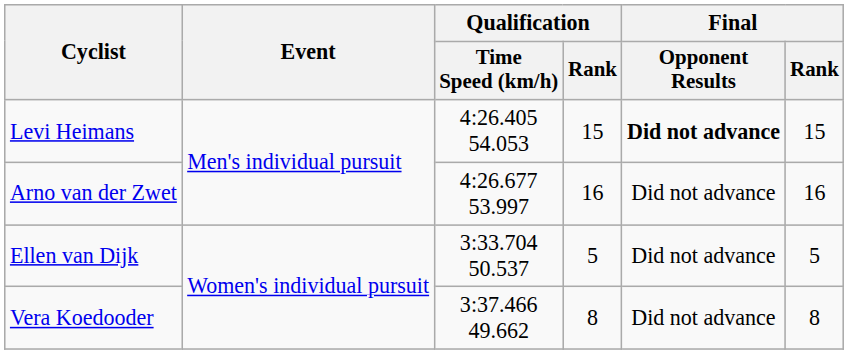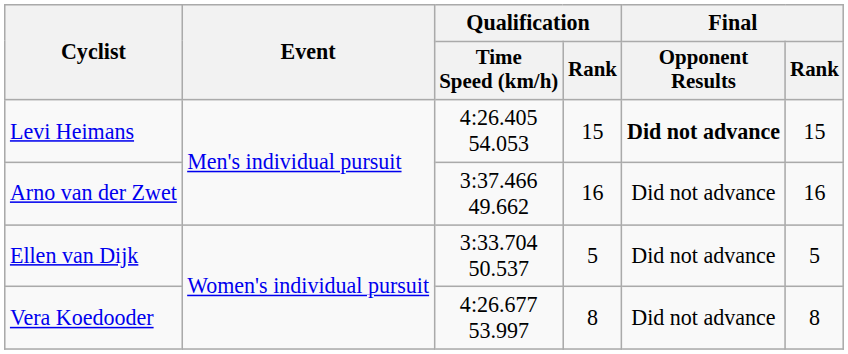(499, 193) 4:26.677 53.997 -> (499, 193) 3:37.466 49.662
(499, 318) 3:37.466 49.662 -> (499, 318) 4:26.677 53.997
